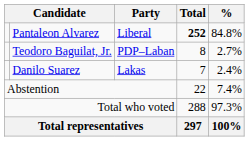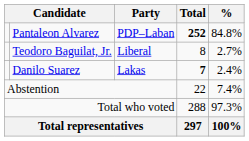(134, 32) Liberal -> (146, 32) PDP–Laban
(146, 51) PDP–Laban -> (134, 51) Liberal
(203, 70) normal -> (203, 70) bold
